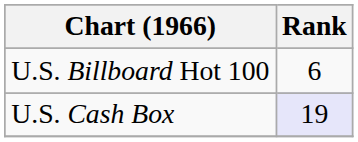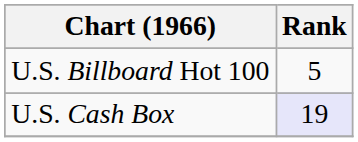(314, 70) 6 -> (314, 70) 5
